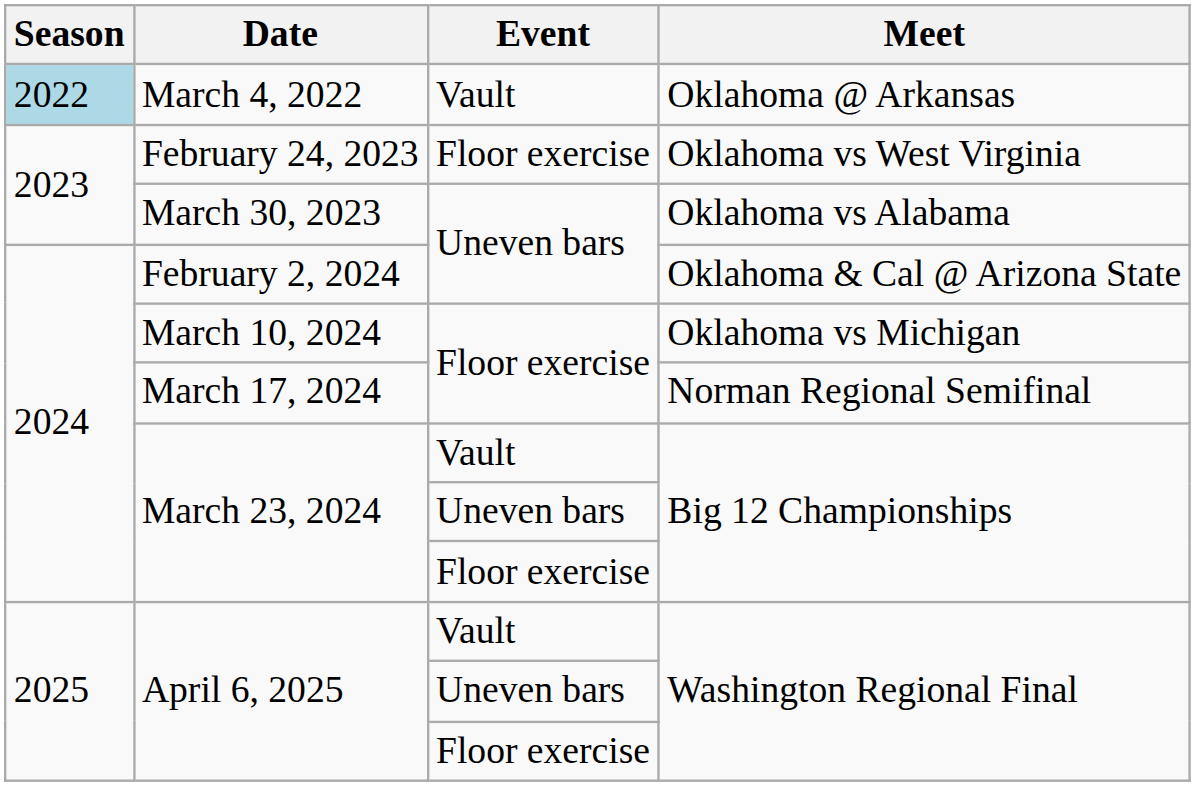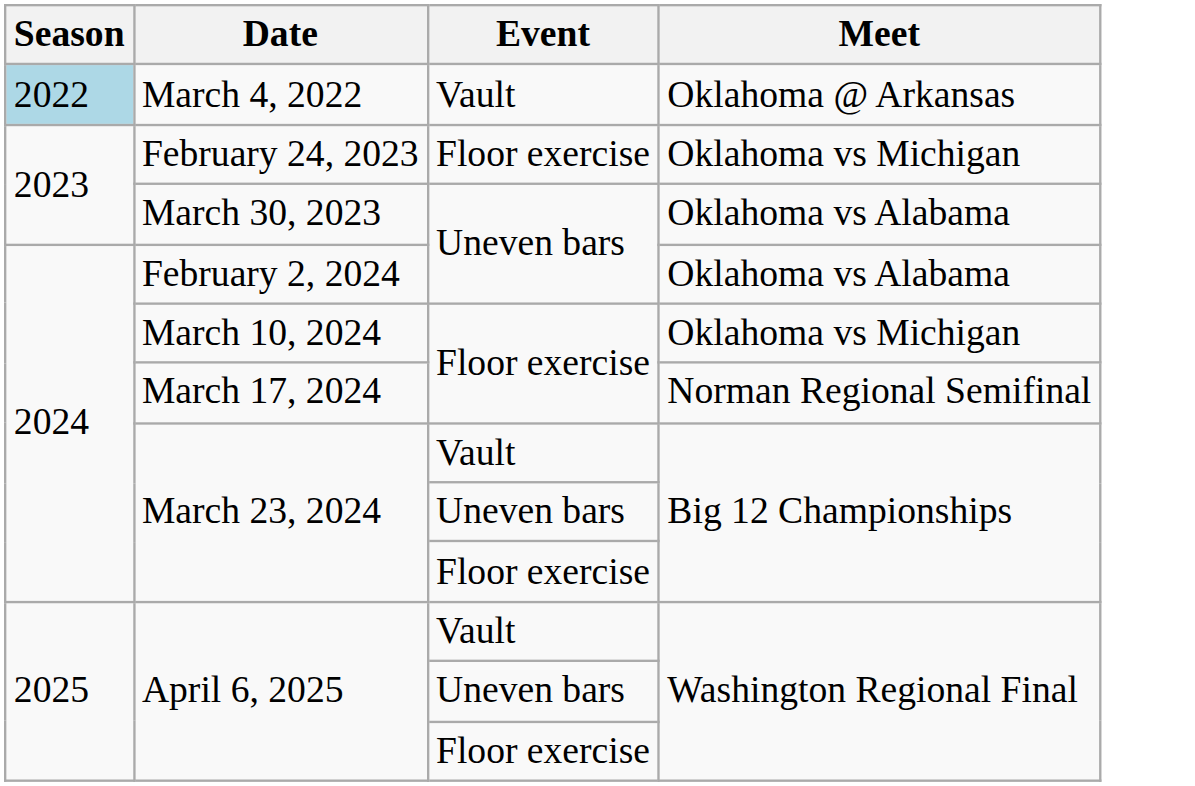(874, 153) Oklahoma vs West Virginia -> (844, 153) Oklahoma vs Michigan
(924, 272) Oklahoma & Cal @ Arizona State -> (839, 272) Oklahoma vs Alabama
